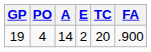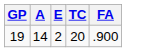- column: (42, 15)
